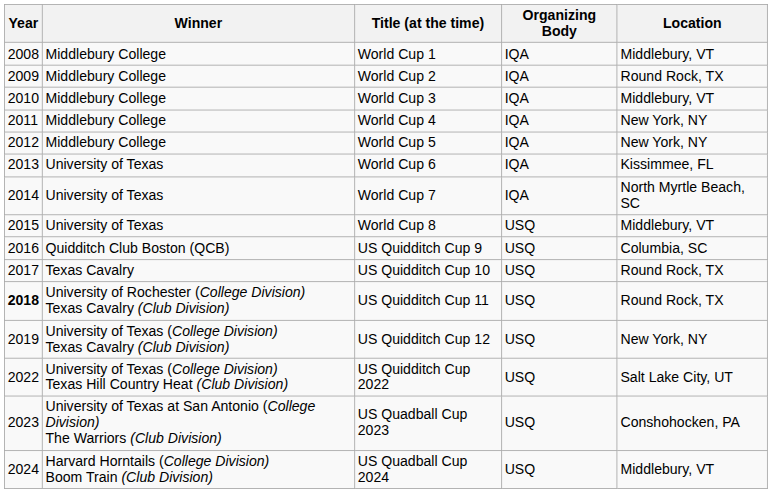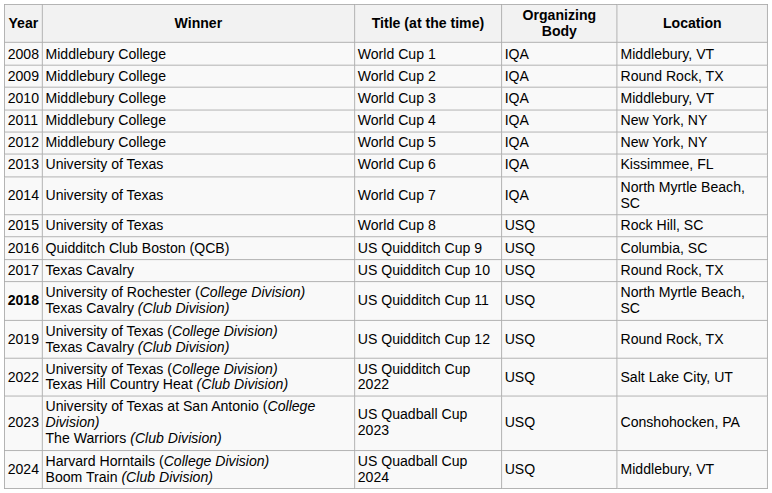(667, 225) Middlebury, VT -> (662, 225) Rock Hill, SC
(672, 300) Round Rock, TX -> (683, 300) North Myrtle Beach, SC
(664, 339) New York, NY -> (672, 339) Round Rock, TX
